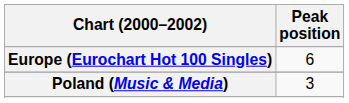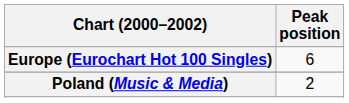(310, 84) 3 -> (310, 84) 2
